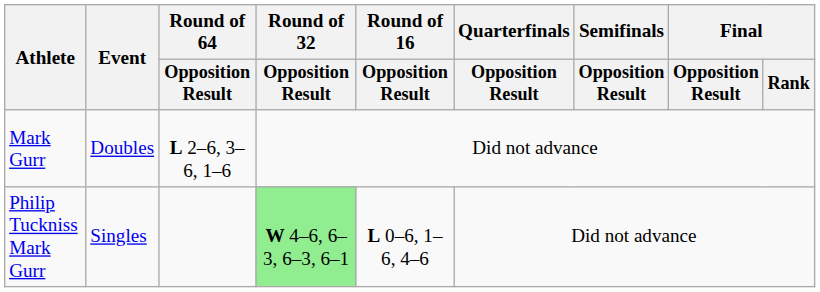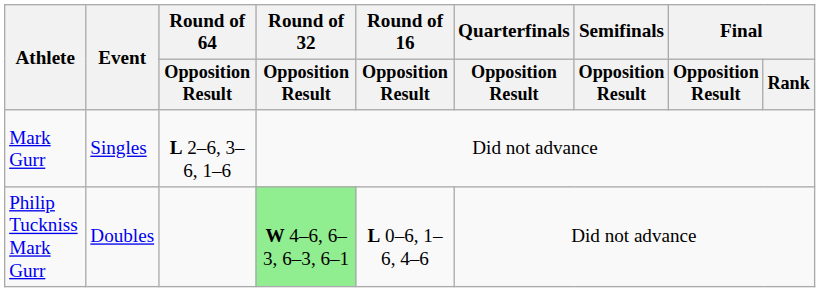(122, 148) Doubles -> (119, 148) Singles
(119, 236) Singles -> (122, 236) Doubles
